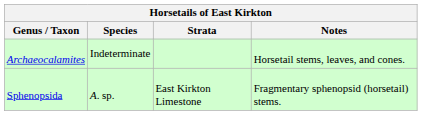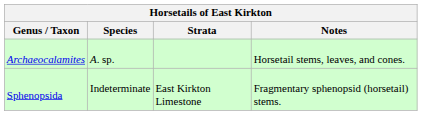(120, 53) Indeterminate -> (102, 59) A. sp.
(102, 95) A. sp. -> (120, 89) Indeterminate
